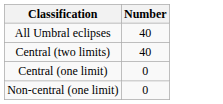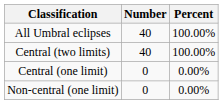+ column: (194, 14)
